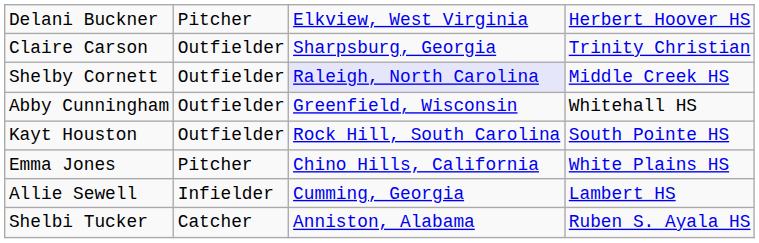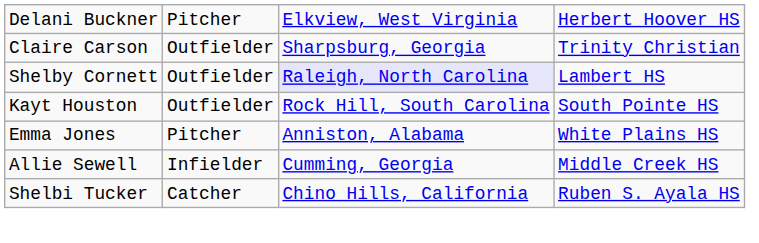(649, 77) Middle Creek HS -> (612, 77) Lambert HS
- row: (89, 106)
(416, 164) Chino Hills, California -> (373, 135) Anniston, Alabama
(622, 193) Lambert HS -> (638, 164) Middle Creek HS
(384, 222) Anniston, Alabama -> (405, 193) Chino Hills, California
